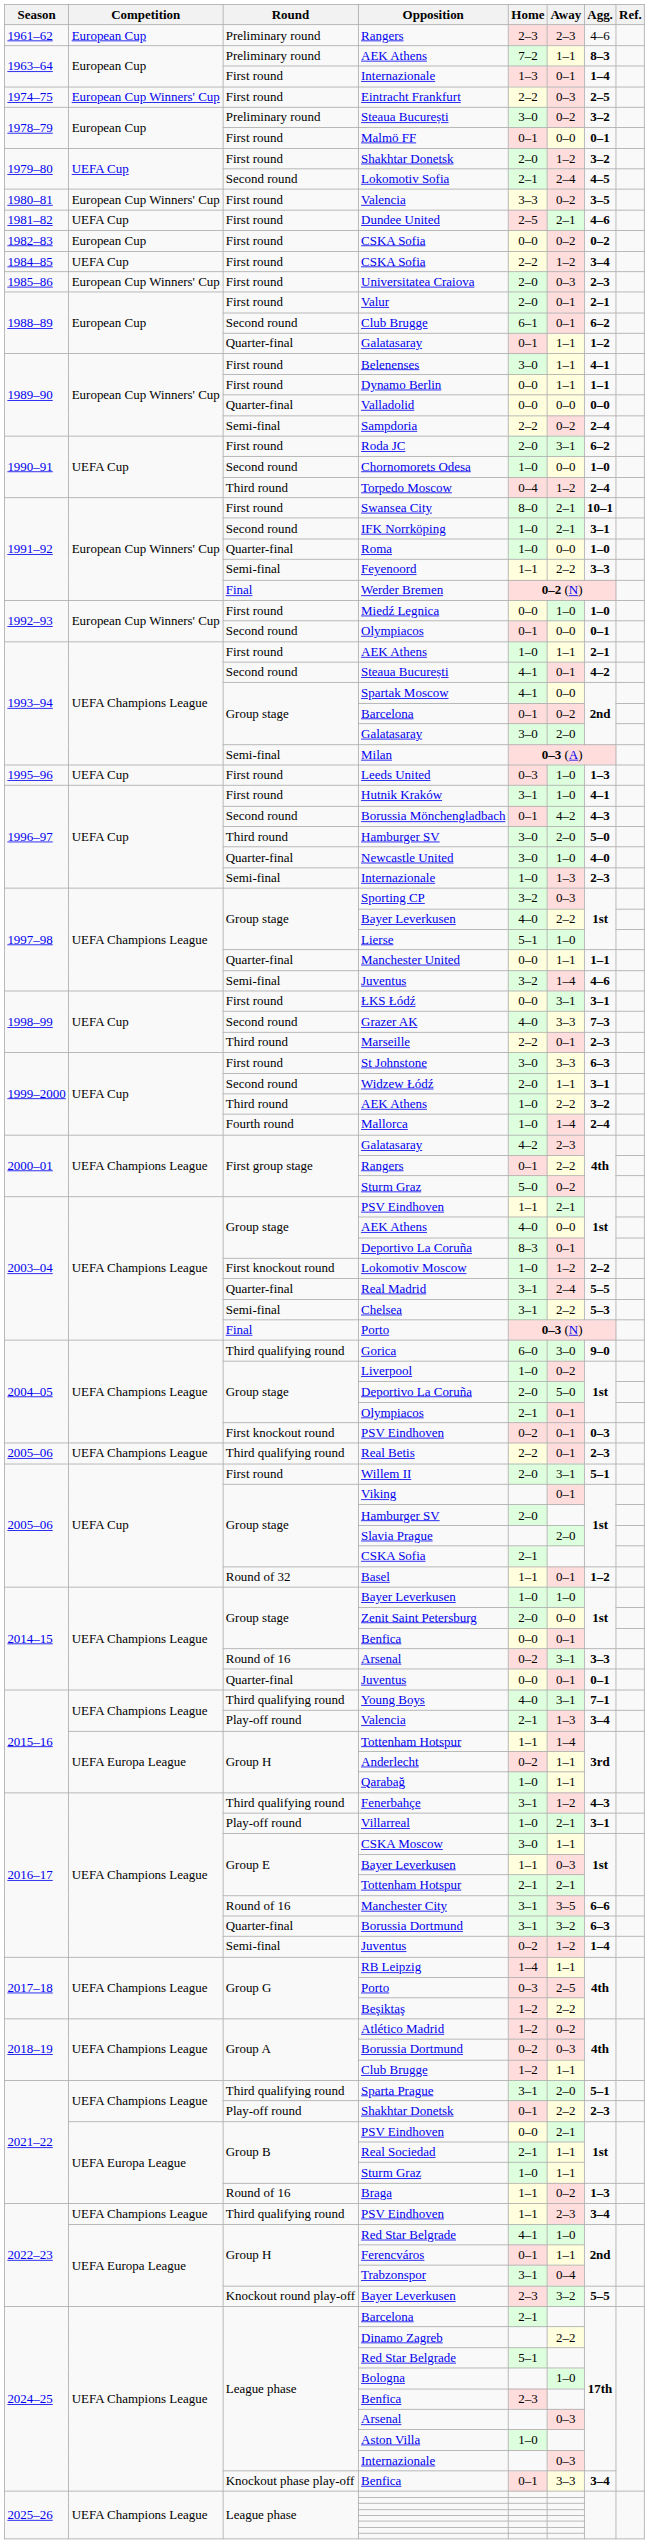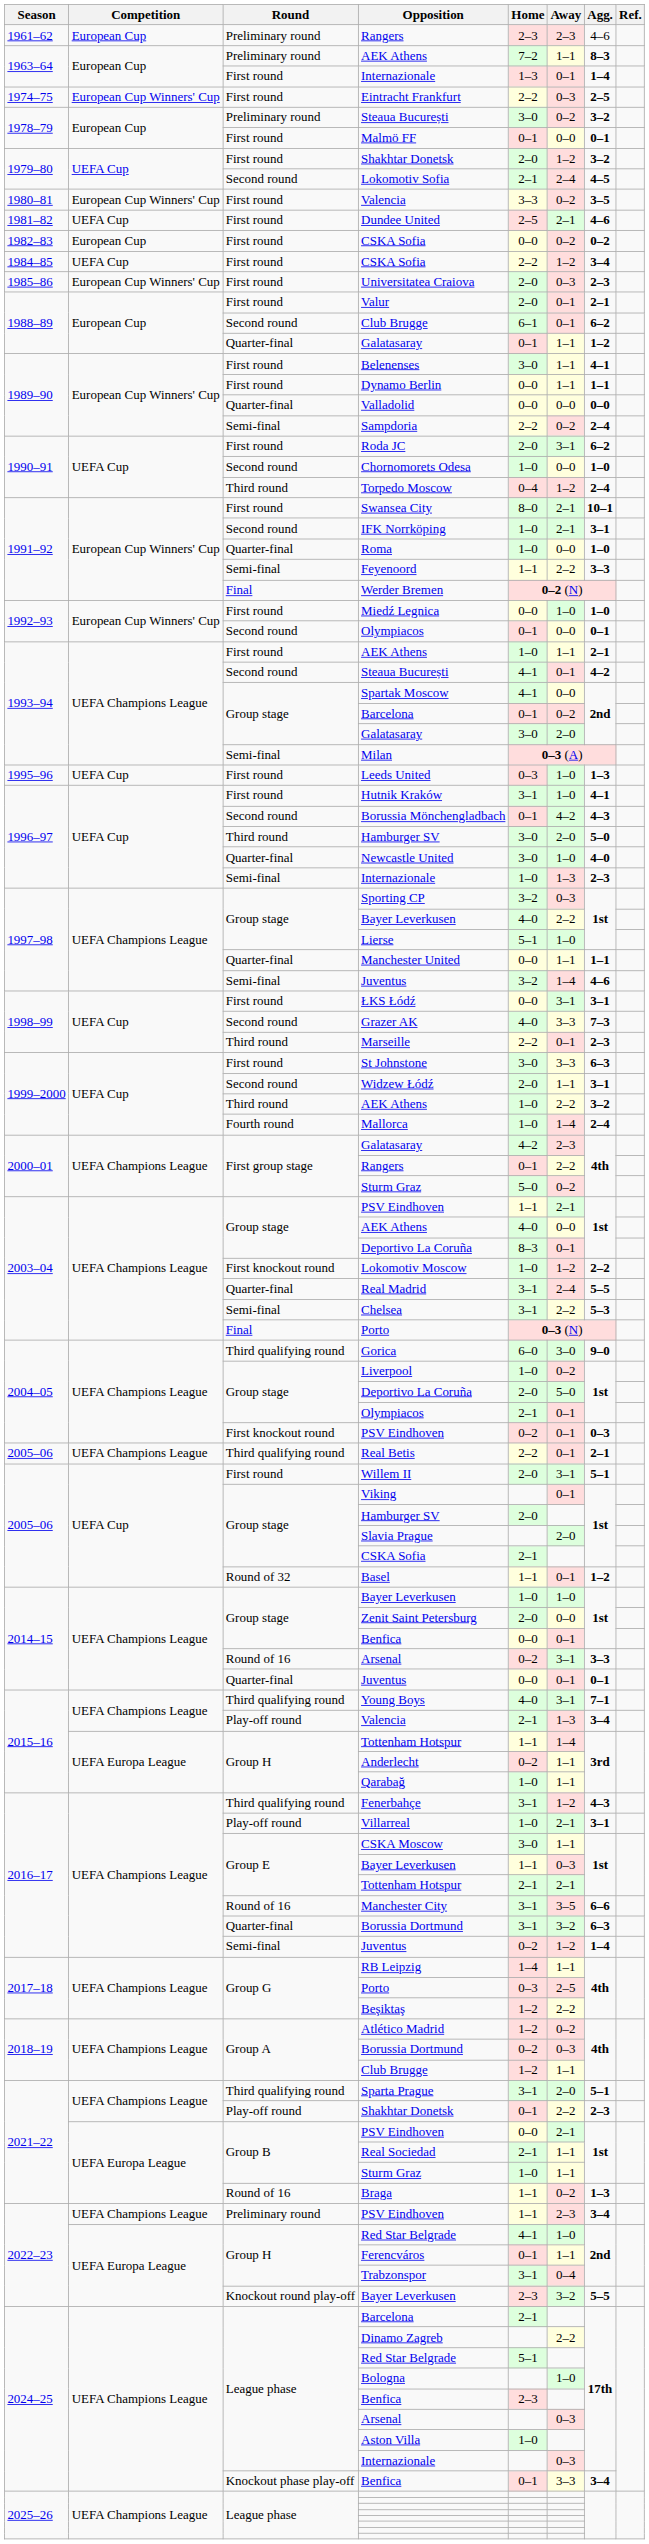(600, 1453) 2–3 -> (600, 1453) 2–1
(285, 2214) Third qualifying round -> (273, 2214) Preliminary round
